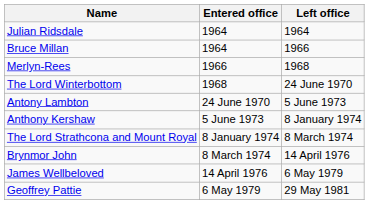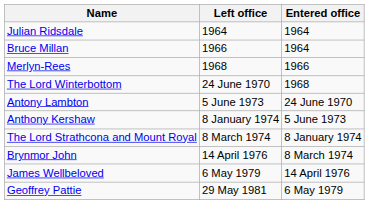columns swapped: (241, 13) <-> (323, 13)
